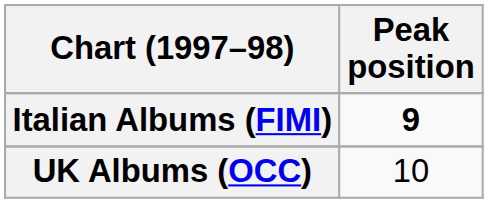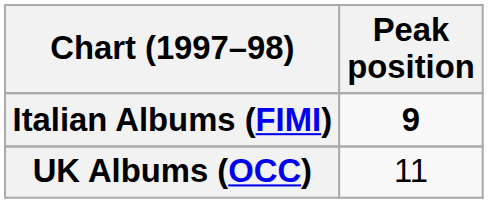(411, 171) 10 -> (411, 171) 11
